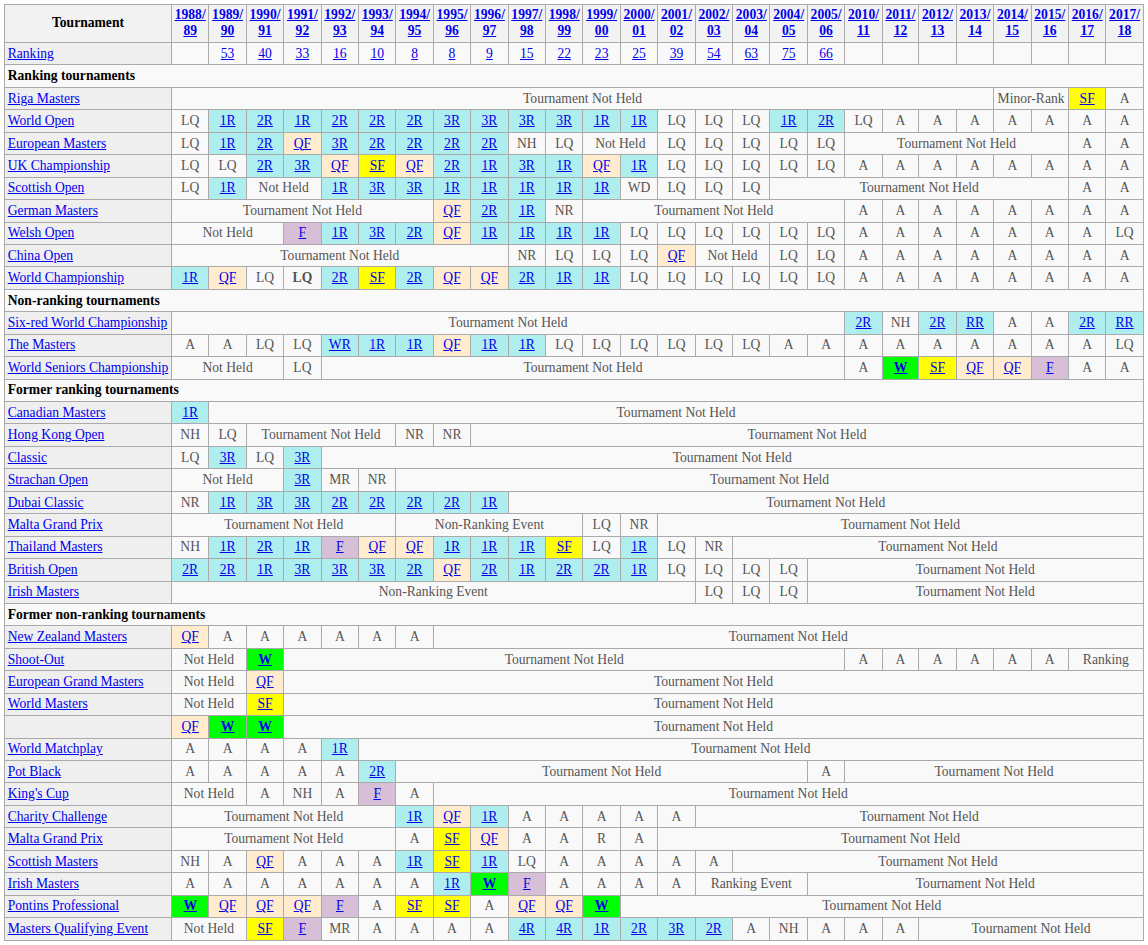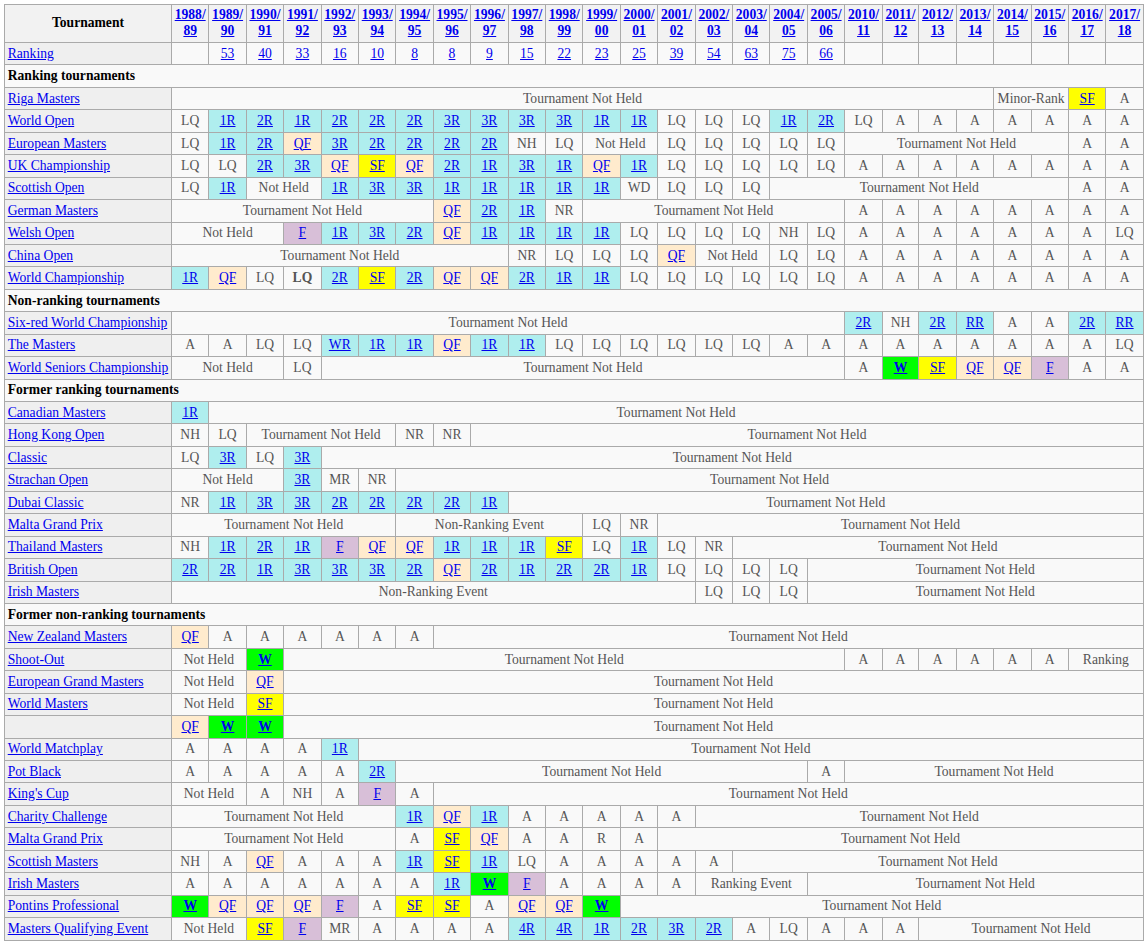(789, 233) LQ -> (789, 233) NH
(789, 928) NH -> (789, 928) LQ
